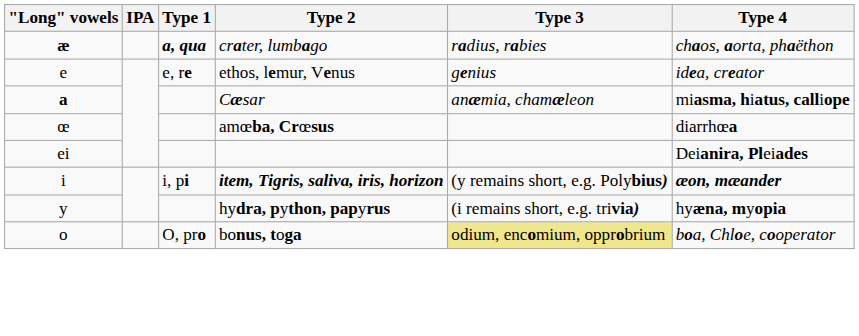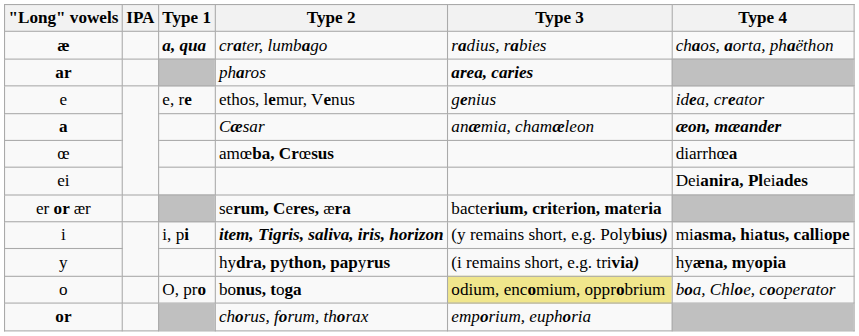+ row: (242, 72)
(763, 99) miasma, hiatus, calliope -> (728, 126) æon, mæander
+ row: (285, 208)
(728, 180) æon, mæander -> (763, 235) miasma, hiatus, calliope
+ row: (294, 316)
